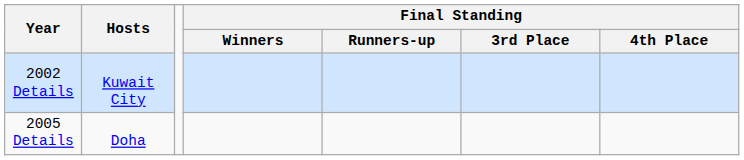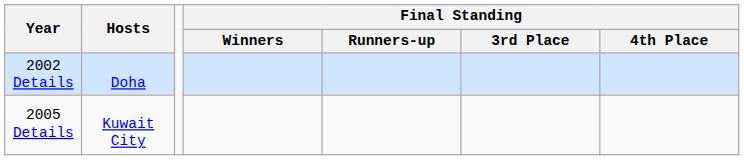(128, 91) Kuwait City -> (128, 83) Doha
(128, 142) Doha -> (128, 133) Kuwait City
